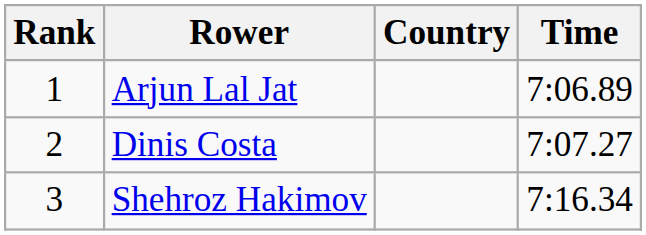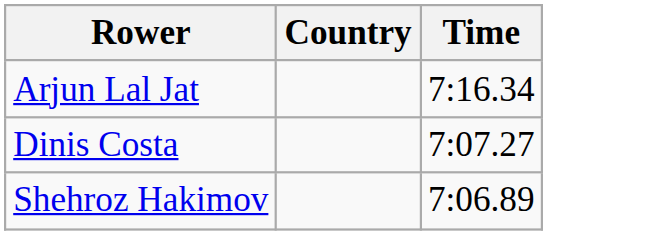- column: (54, 32)
(580, 88) 7:06.89 -> (481, 88) 7:16.34
(580, 199) 7:16.34 -> (481, 199) 7:06.89
